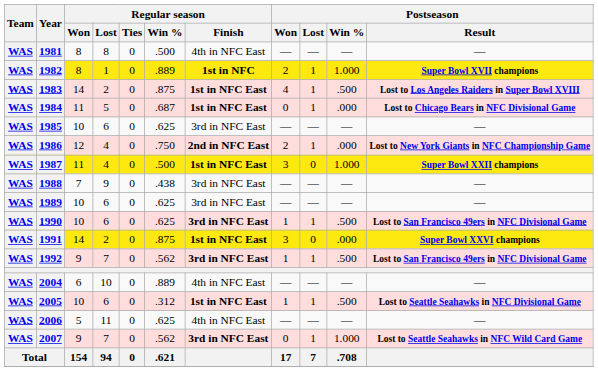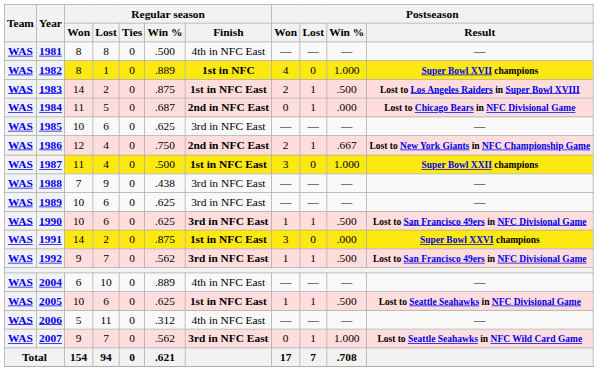(286, 70) 2 -> (286, 70) 4
(313, 70) 1 -> (313, 70) 0
(286, 89) 4 -> (286, 89) 2
(228, 108) 1st in NFC East -> (228, 108) 2nd in NFC East
(347, 145) .000 -> (347, 145) .667
(165, 301) .312 -> (165, 301) .625
(165, 320) .625 -> (165, 320) .312
